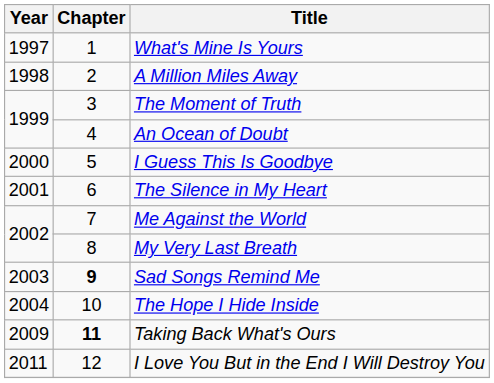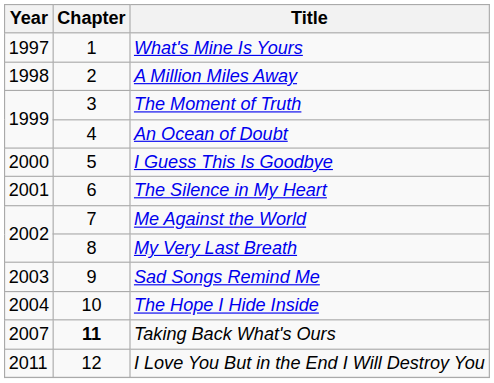(91, 276) bold -> (91, 276) normal
(29, 334) 2009 -> (29, 334) 2007
